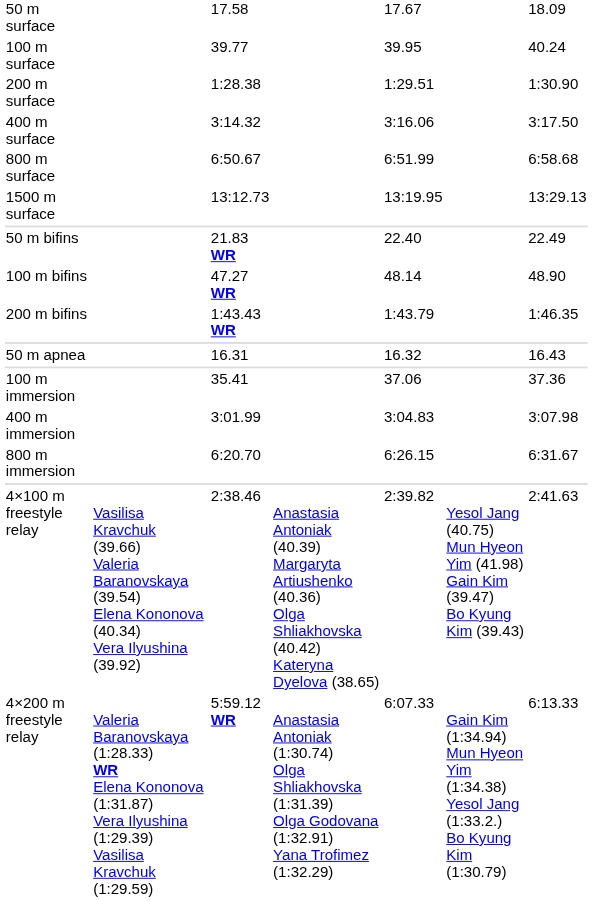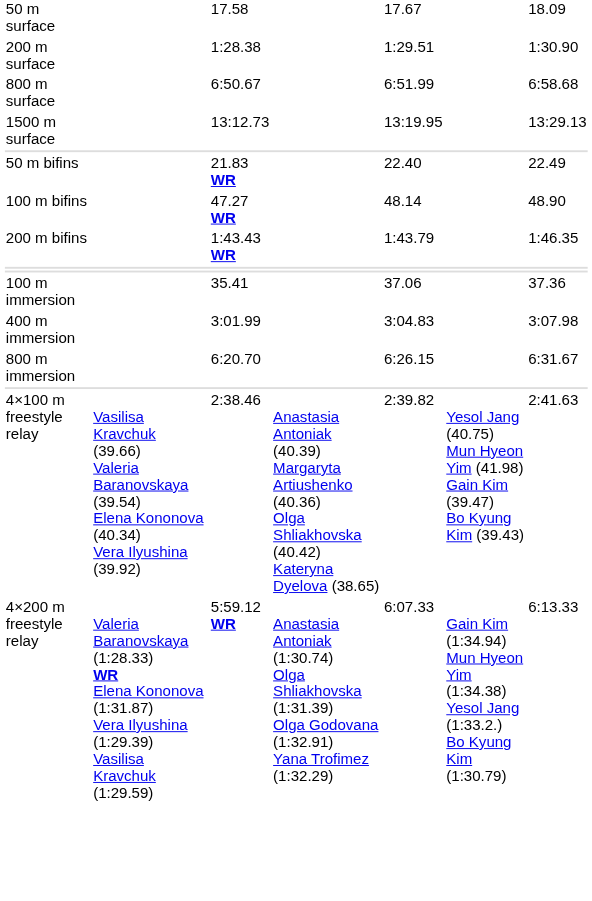- row: (30, 55)
- row: (30, 130)
- row: (46, 355)
